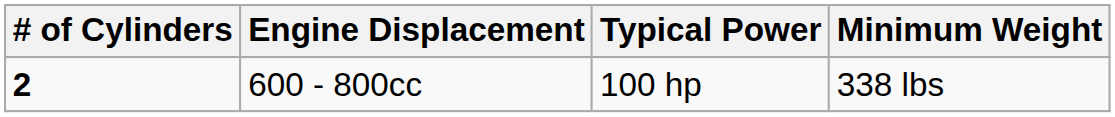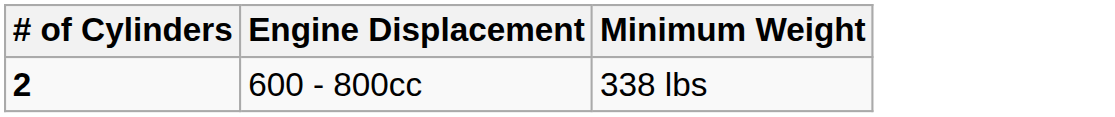- column: (711, 30)
